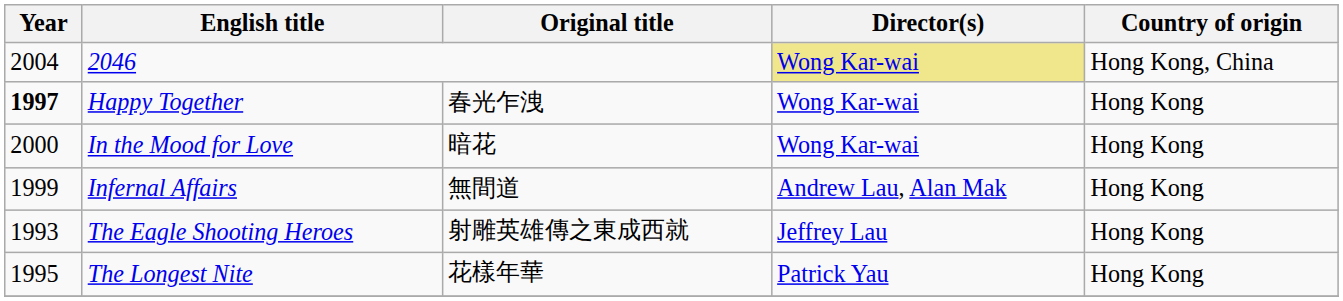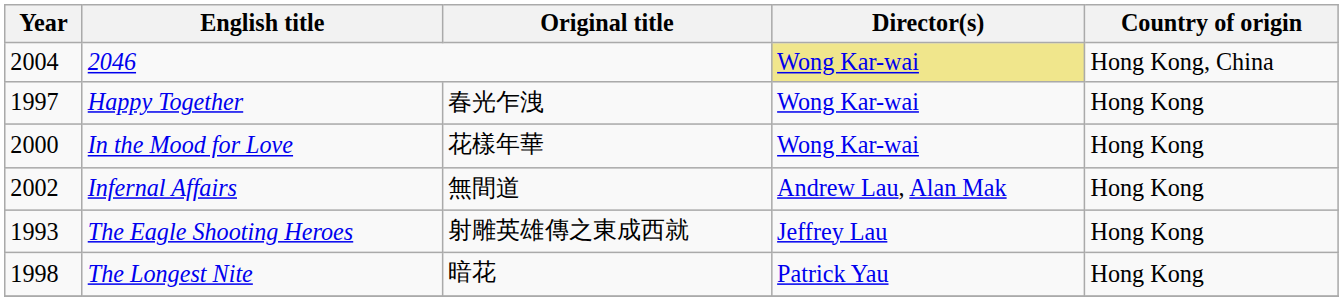(34, 102) bold -> (34, 102) normal
(472, 144) 暗花 -> (496, 144) 花樣年華
(34, 188) 1999 -> (34, 188) 2002
(34, 273) 1995 -> (34, 273) 1998
(496, 273) 花樣年華 -> (472, 273) 暗花
